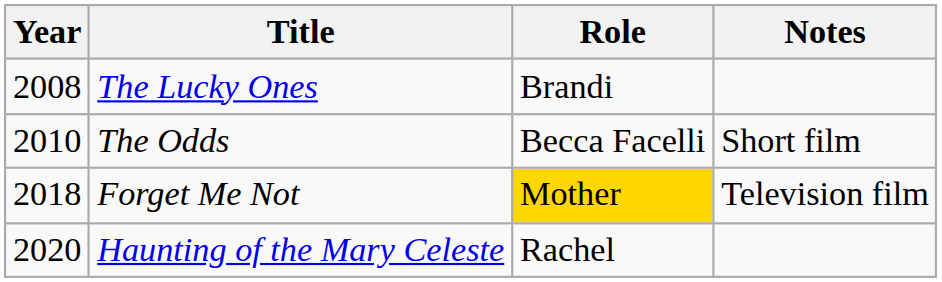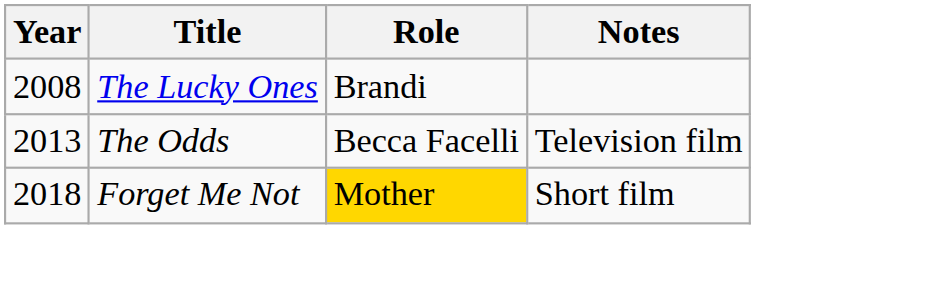(47, 140) 2010 -> (47, 140) 2013
(791, 140) Short film -> (639, 140) Television film
(825, 194) Television film -> (605, 194) Short film
- row: (301, 248)
